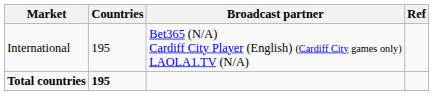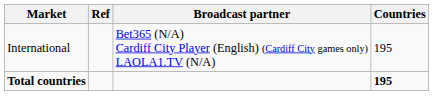columns swapped: (118, 14) <-> (416, 14)
